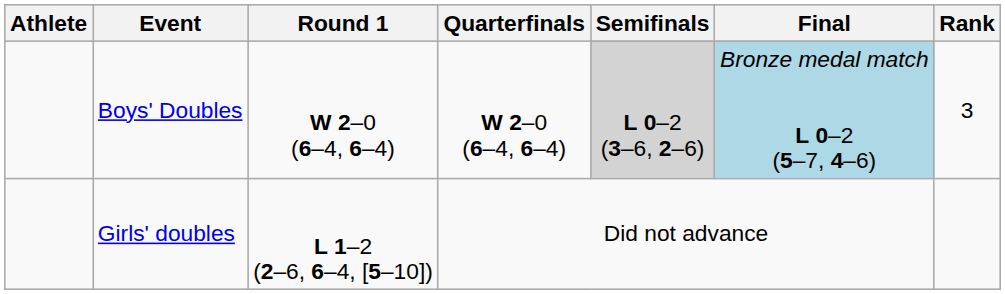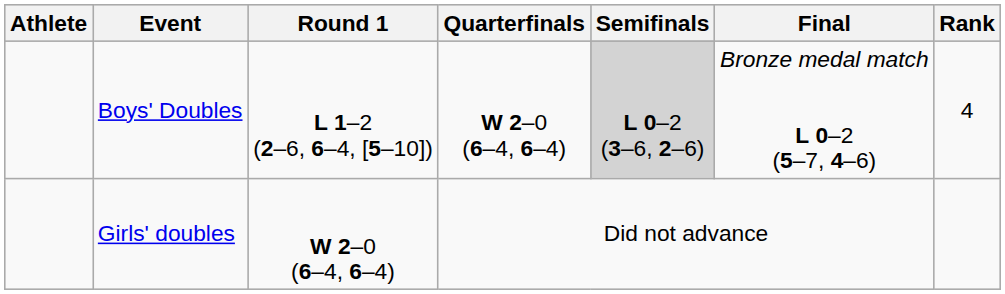(343, 135) W 2–0 (6–4, 6–4) -> (343, 135) L 1–2 (2–6, 6–4, [5–10])
(824, 110) lightblue background -> (824, 110) no background
(967, 110) 3 -> (967, 110) 4
(343, 259) L 1–2 (2–6, 6–4, [5–10]) -> (343, 259) W 2–0 (6–4, 6–4)
